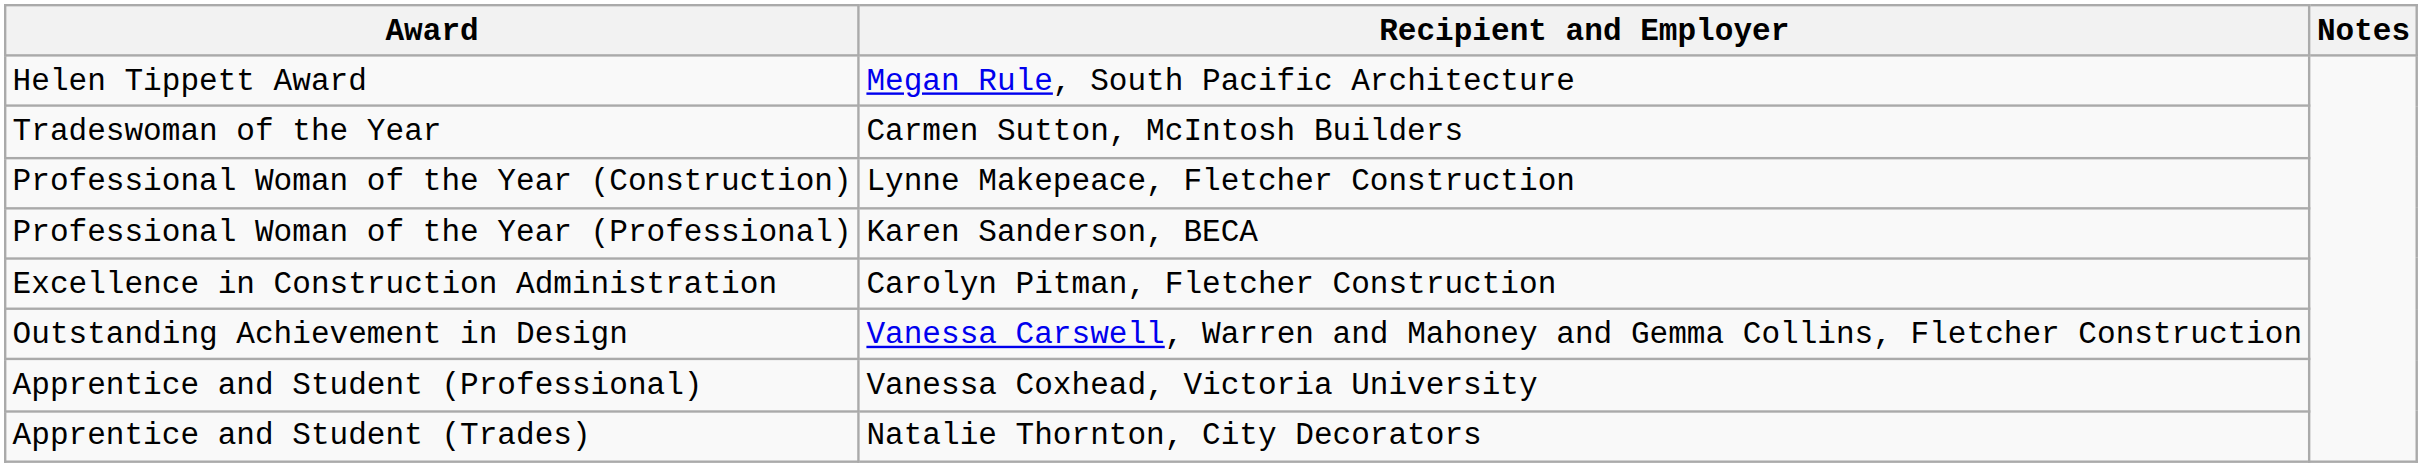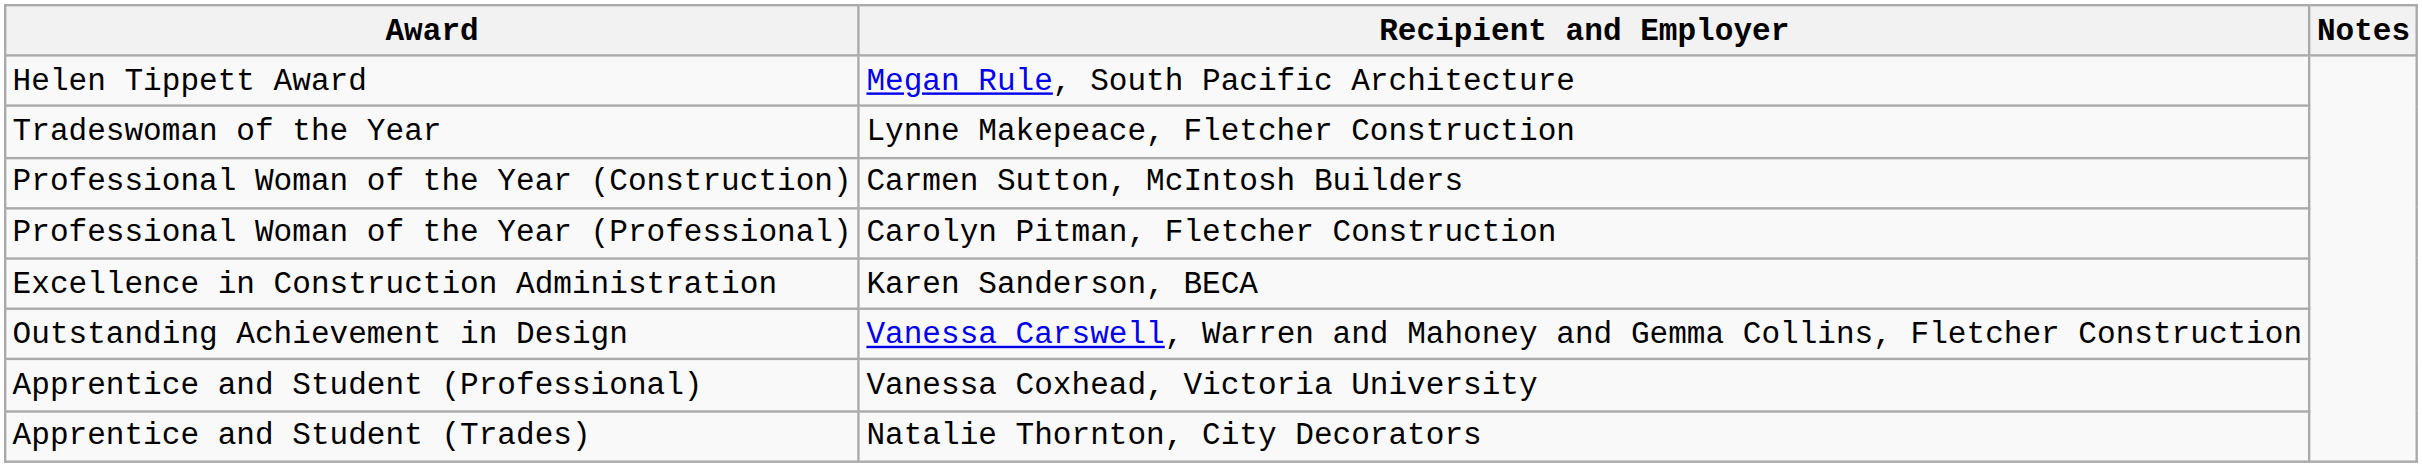(1165, 132) Carmen Sutton, McIntosh Builders -> (1221, 132) Lynne Makepeace, Fletcher Construction
(1221, 182) Lynne Makepeace, Fletcher Construction -> (1165, 182) Carmen Sutton, McIntosh Builders
(1062, 233) Karen Sanderson, BECA -> (1211, 233) Carolyn Pitman, Fletcher Construction
(1211, 284) Carolyn Pitman, Fletcher Construction -> (1062, 284) Karen Sanderson, BECA
